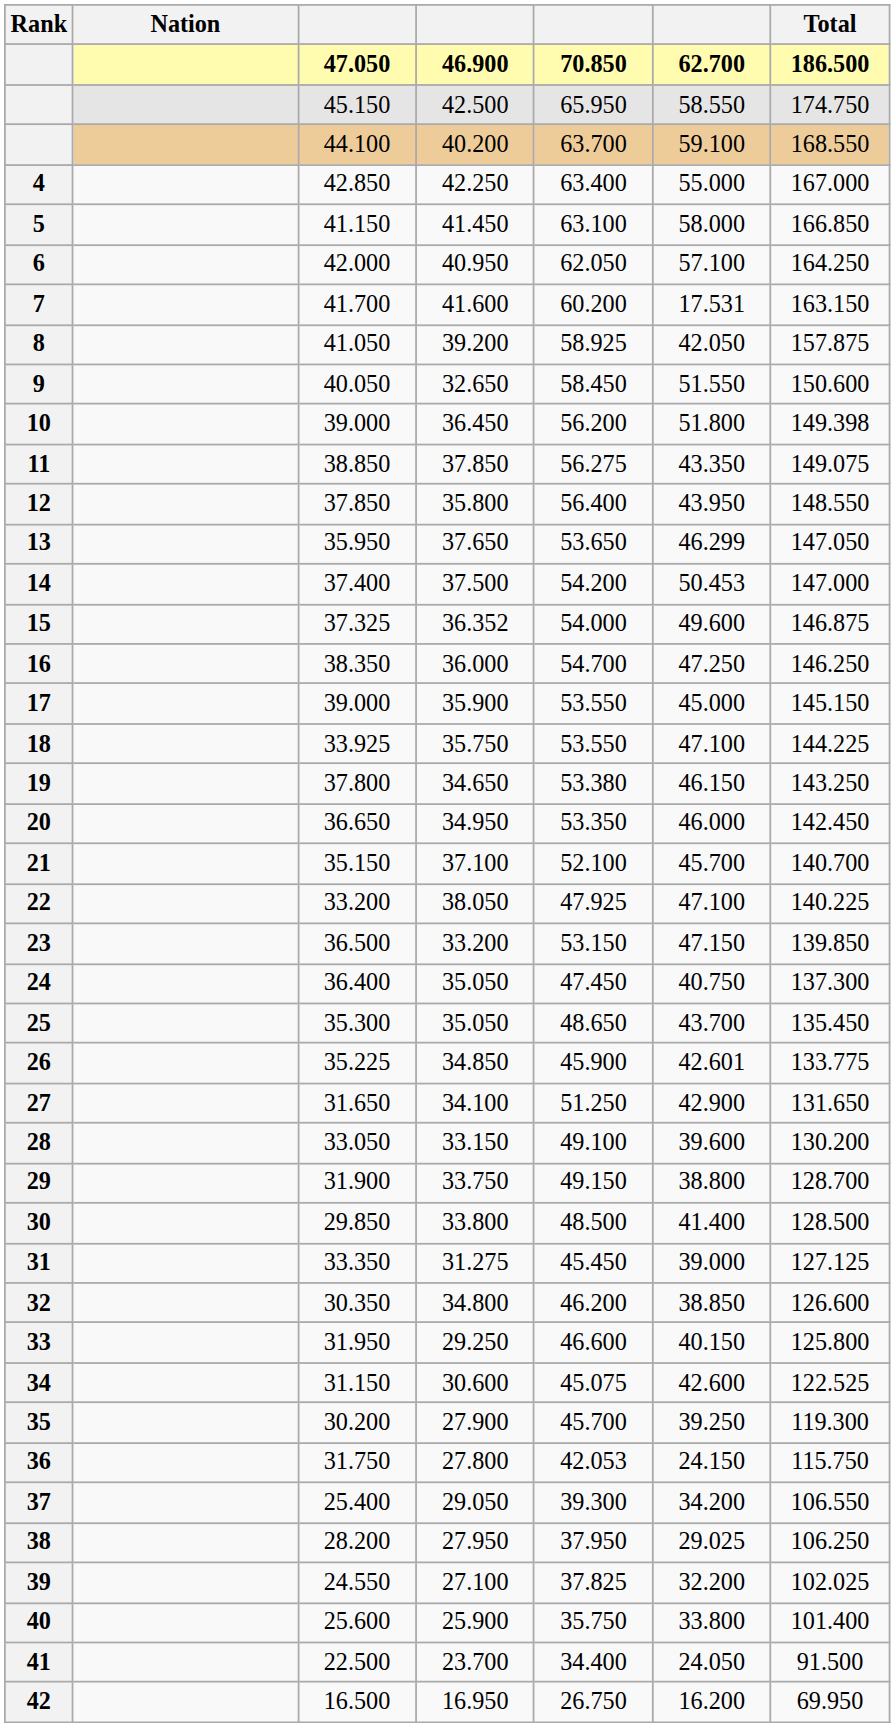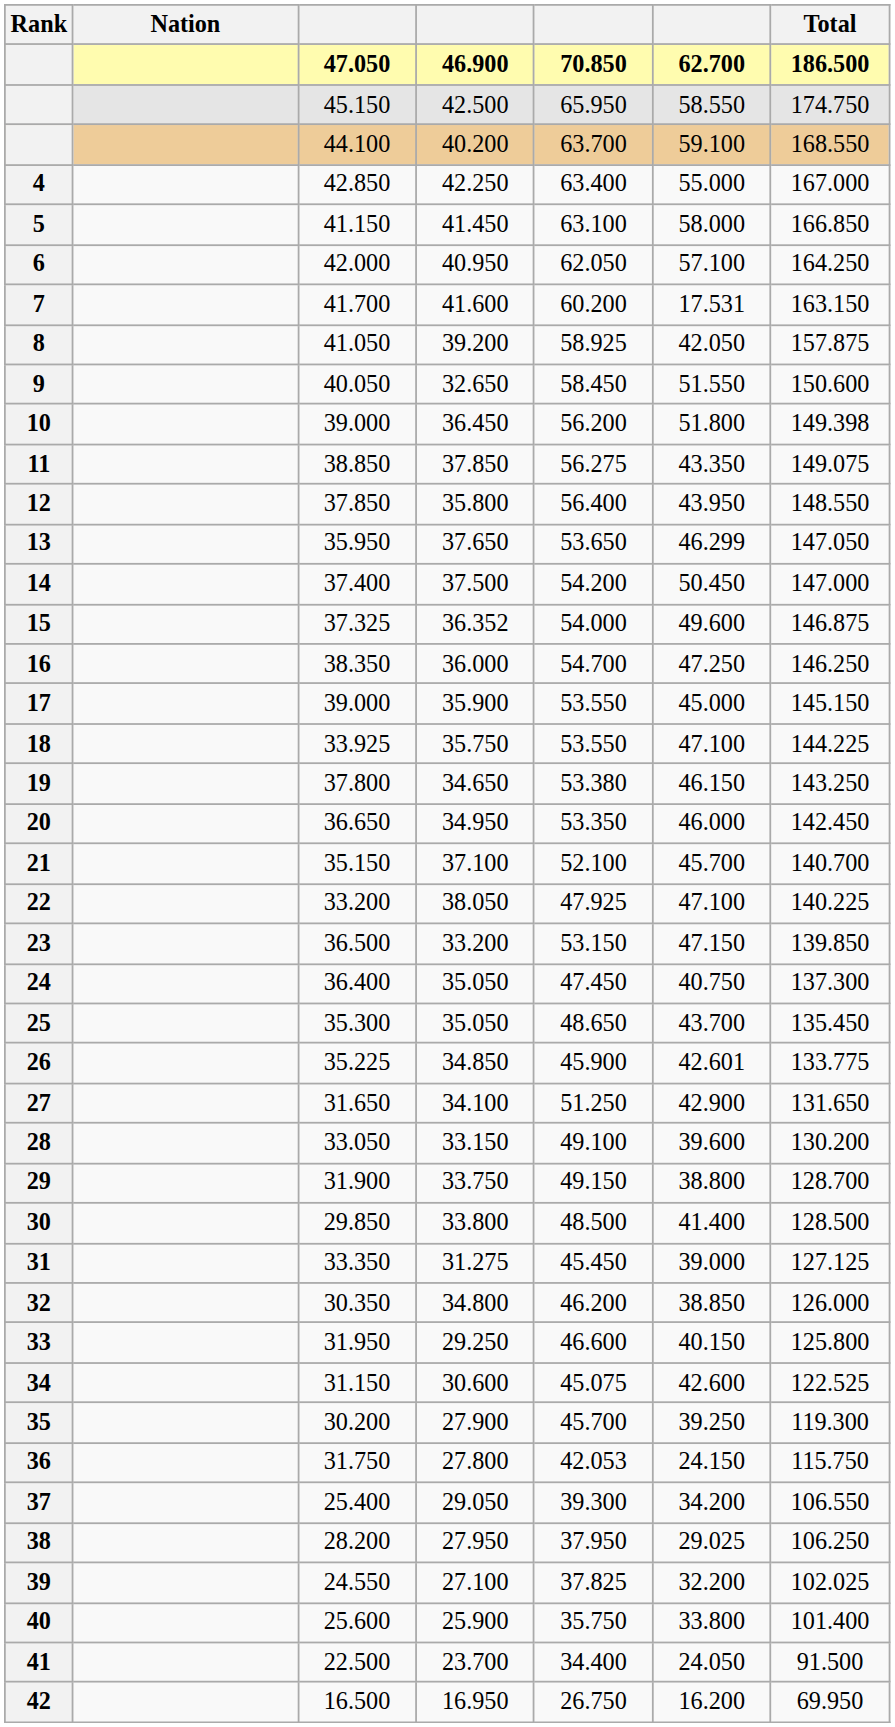(712, 583) 50.453 -> (712, 583) 50.450
(830, 1302) 126.600 -> (830, 1302) 126.000
